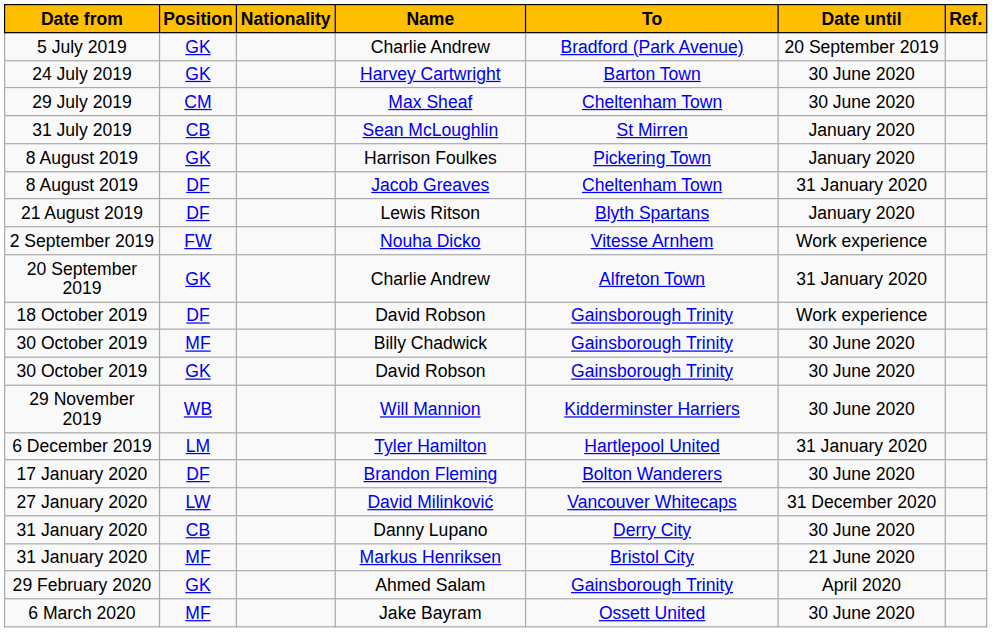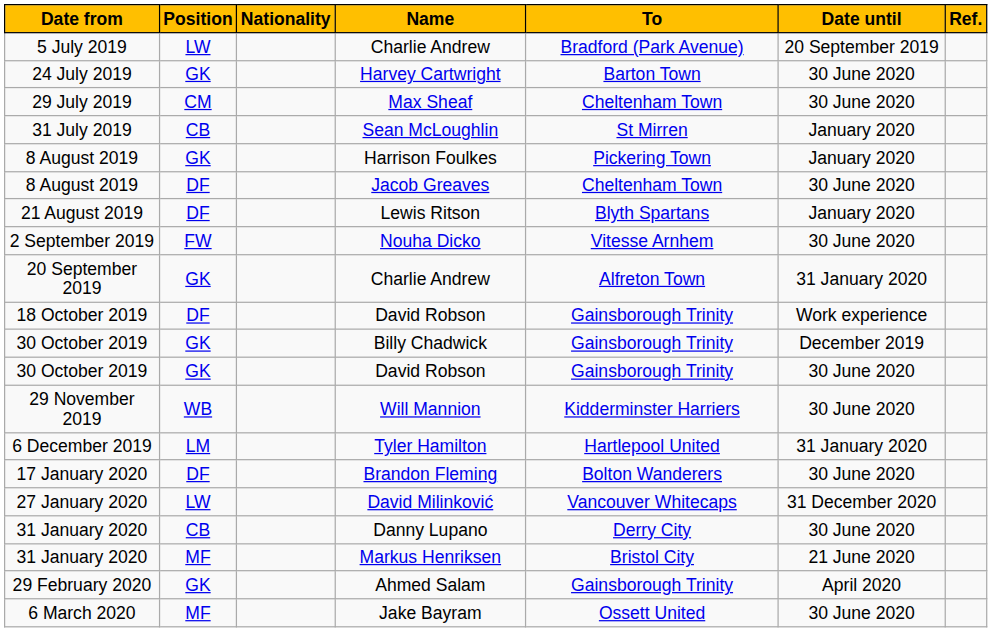(198, 47) GK -> (198, 47) LW
(862, 185) 31 January 2020 -> (862, 185) 30 June 2020
(862, 241) Work experience -> (862, 241) 30 June 2020
(198, 344) MF -> (198, 344) GK
(862, 344) 30 June 2020 -> (862, 344) December 2019
